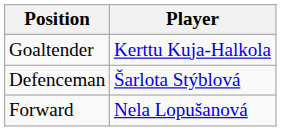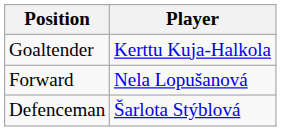rows swapped: (57, 79) <-> (41, 110)
